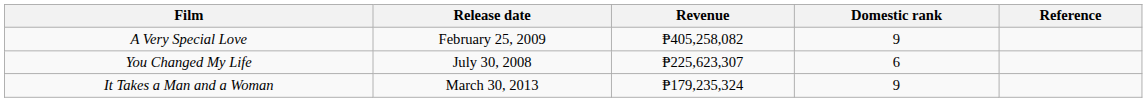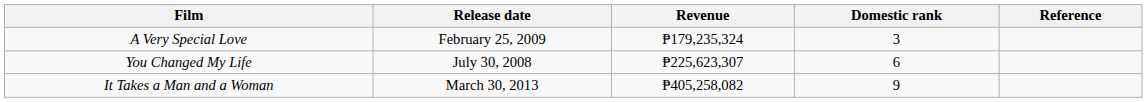(703, 39) ₱405,258,082 -> (703, 39) ₱179,235,324
(896, 39) 9 -> (896, 39) 3
(703, 85) ₱179,235,324 -> (703, 85) ₱405,258,082
